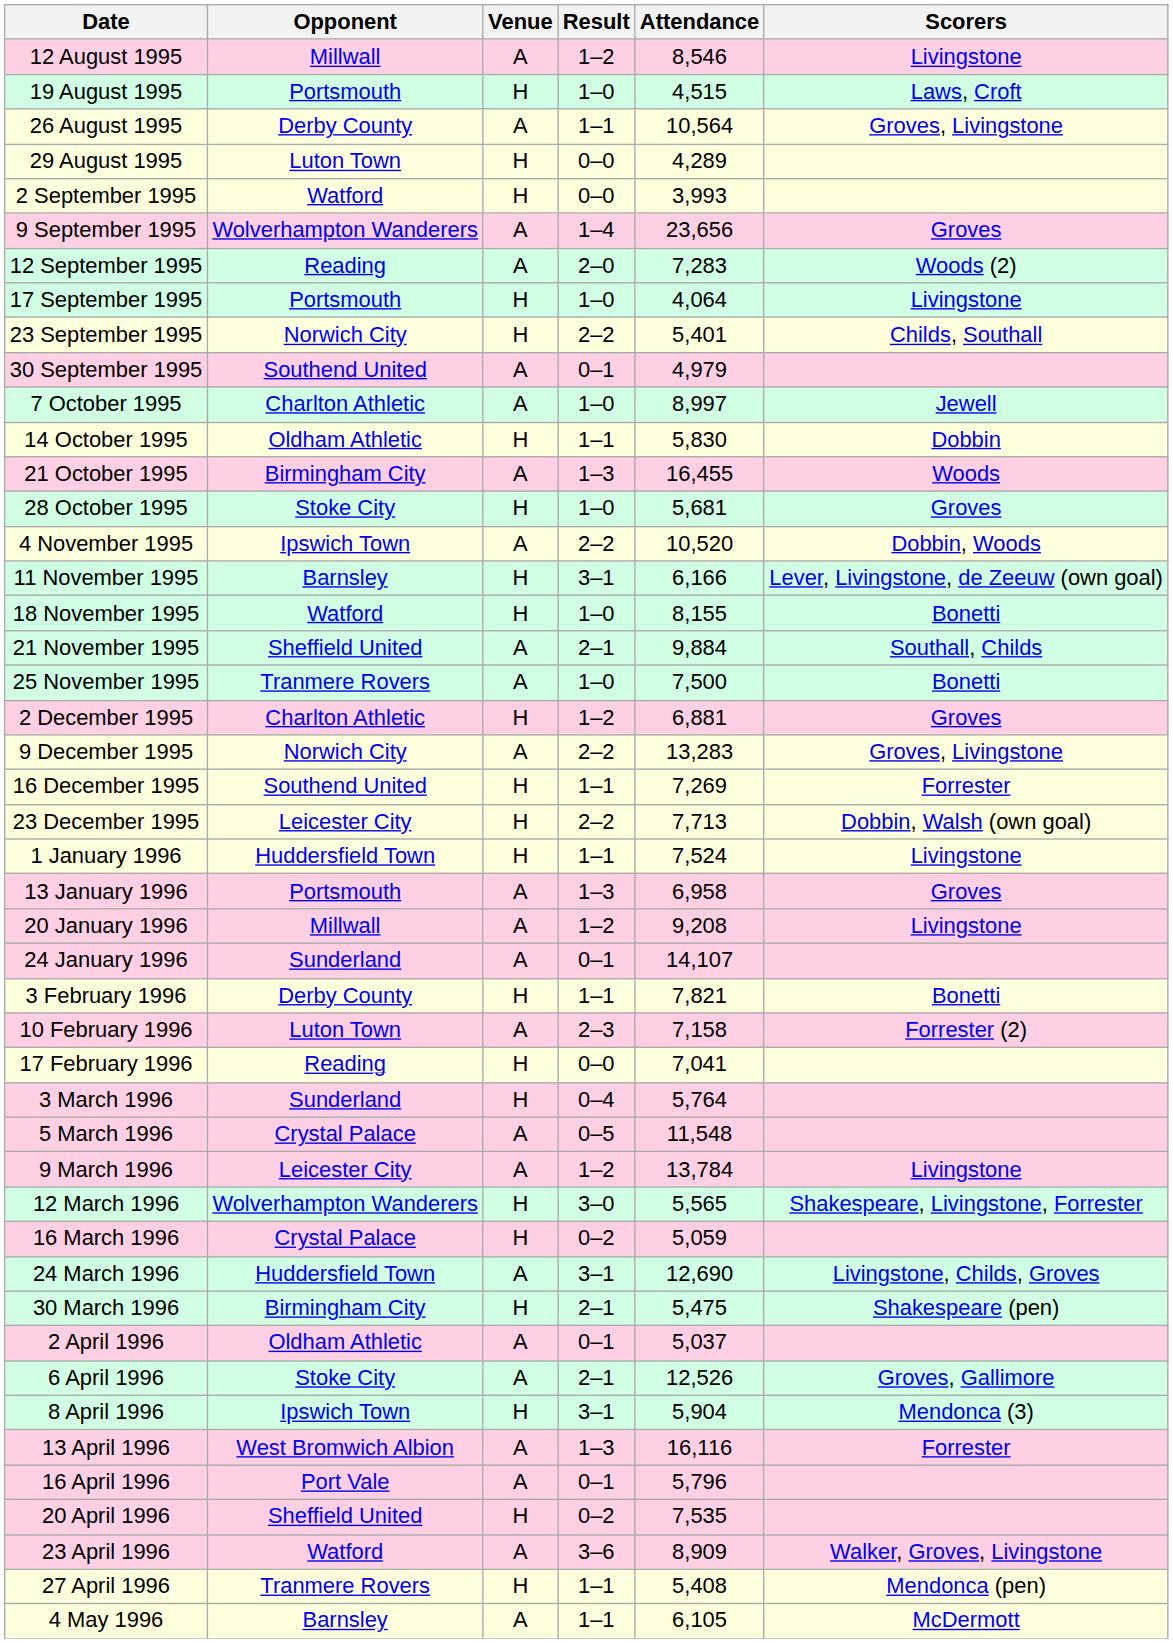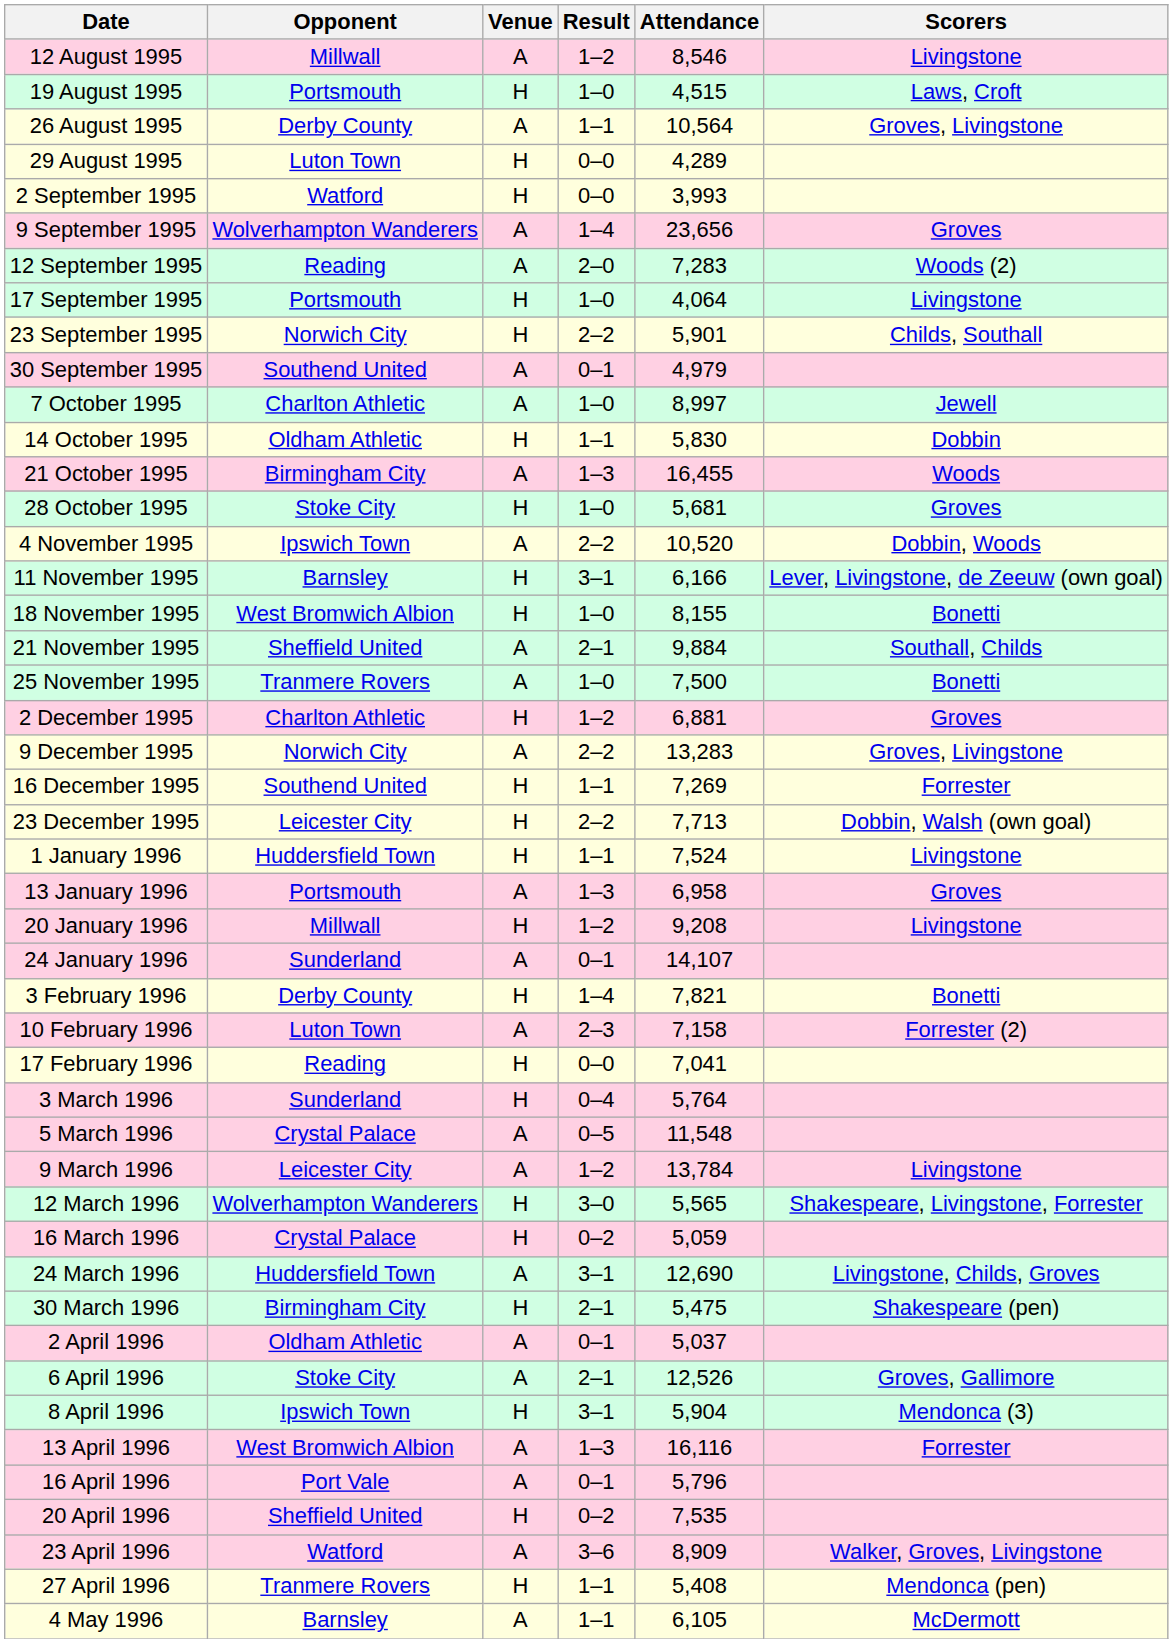(700, 334) 5,401 -> (700, 334) 5,901
(345, 612) Watford -> (345, 612) West Bromwich Albion
(520, 925) A -> (520, 925) H
(596, 995) 1–1 -> (596, 995) 1–4
